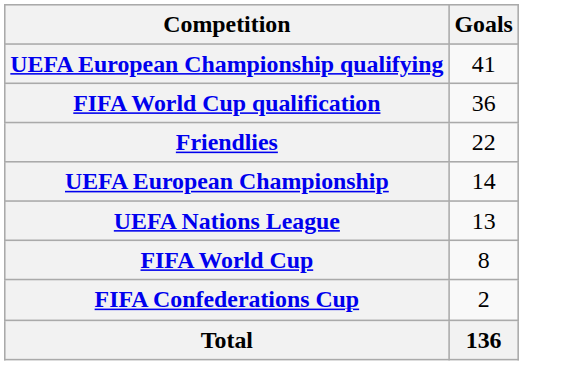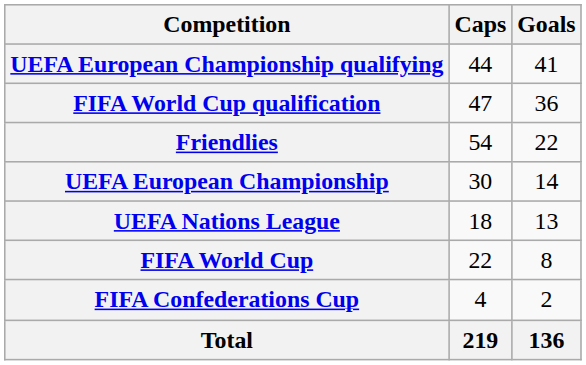+ column: (480, 24)
